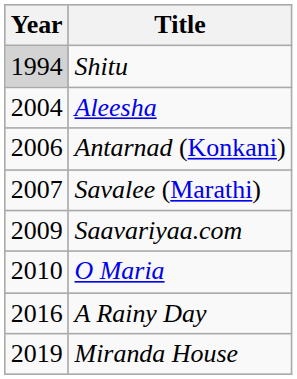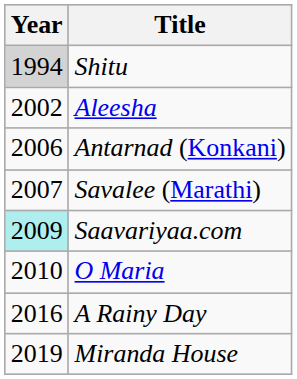(37, 107) 2004 -> (37, 107) 2002
(37, 230) no background -> (37, 230) paleturquoise background
